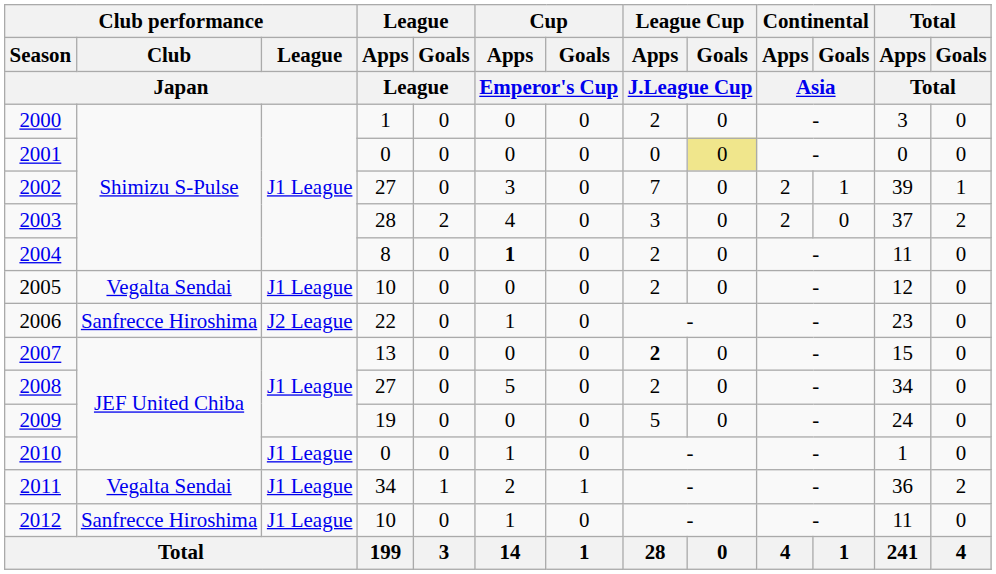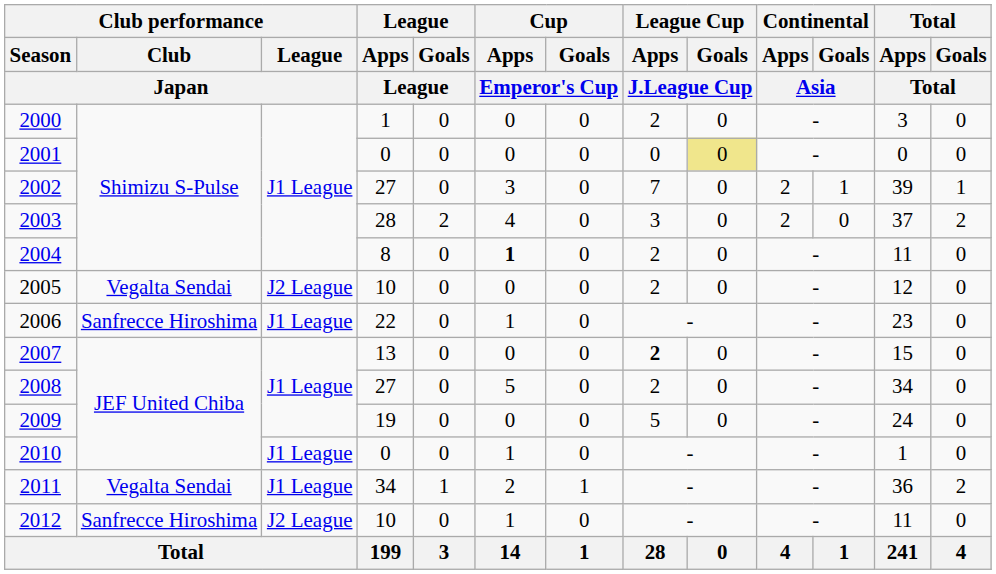(310, 287) J1 League -> (310, 287) J2 League
(310, 320) J2 League -> (310, 320) J1 League
(310, 519) J1 League -> (310, 519) J2 League
